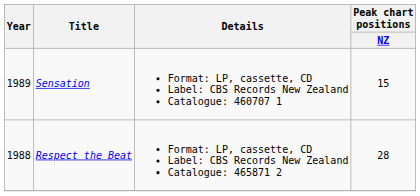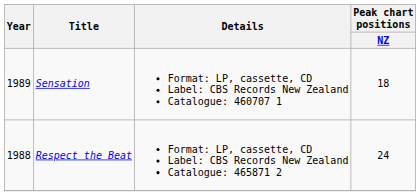(383, 84) 15 -> (383, 84) 18
(383, 155) 28 -> (383, 155) 24
